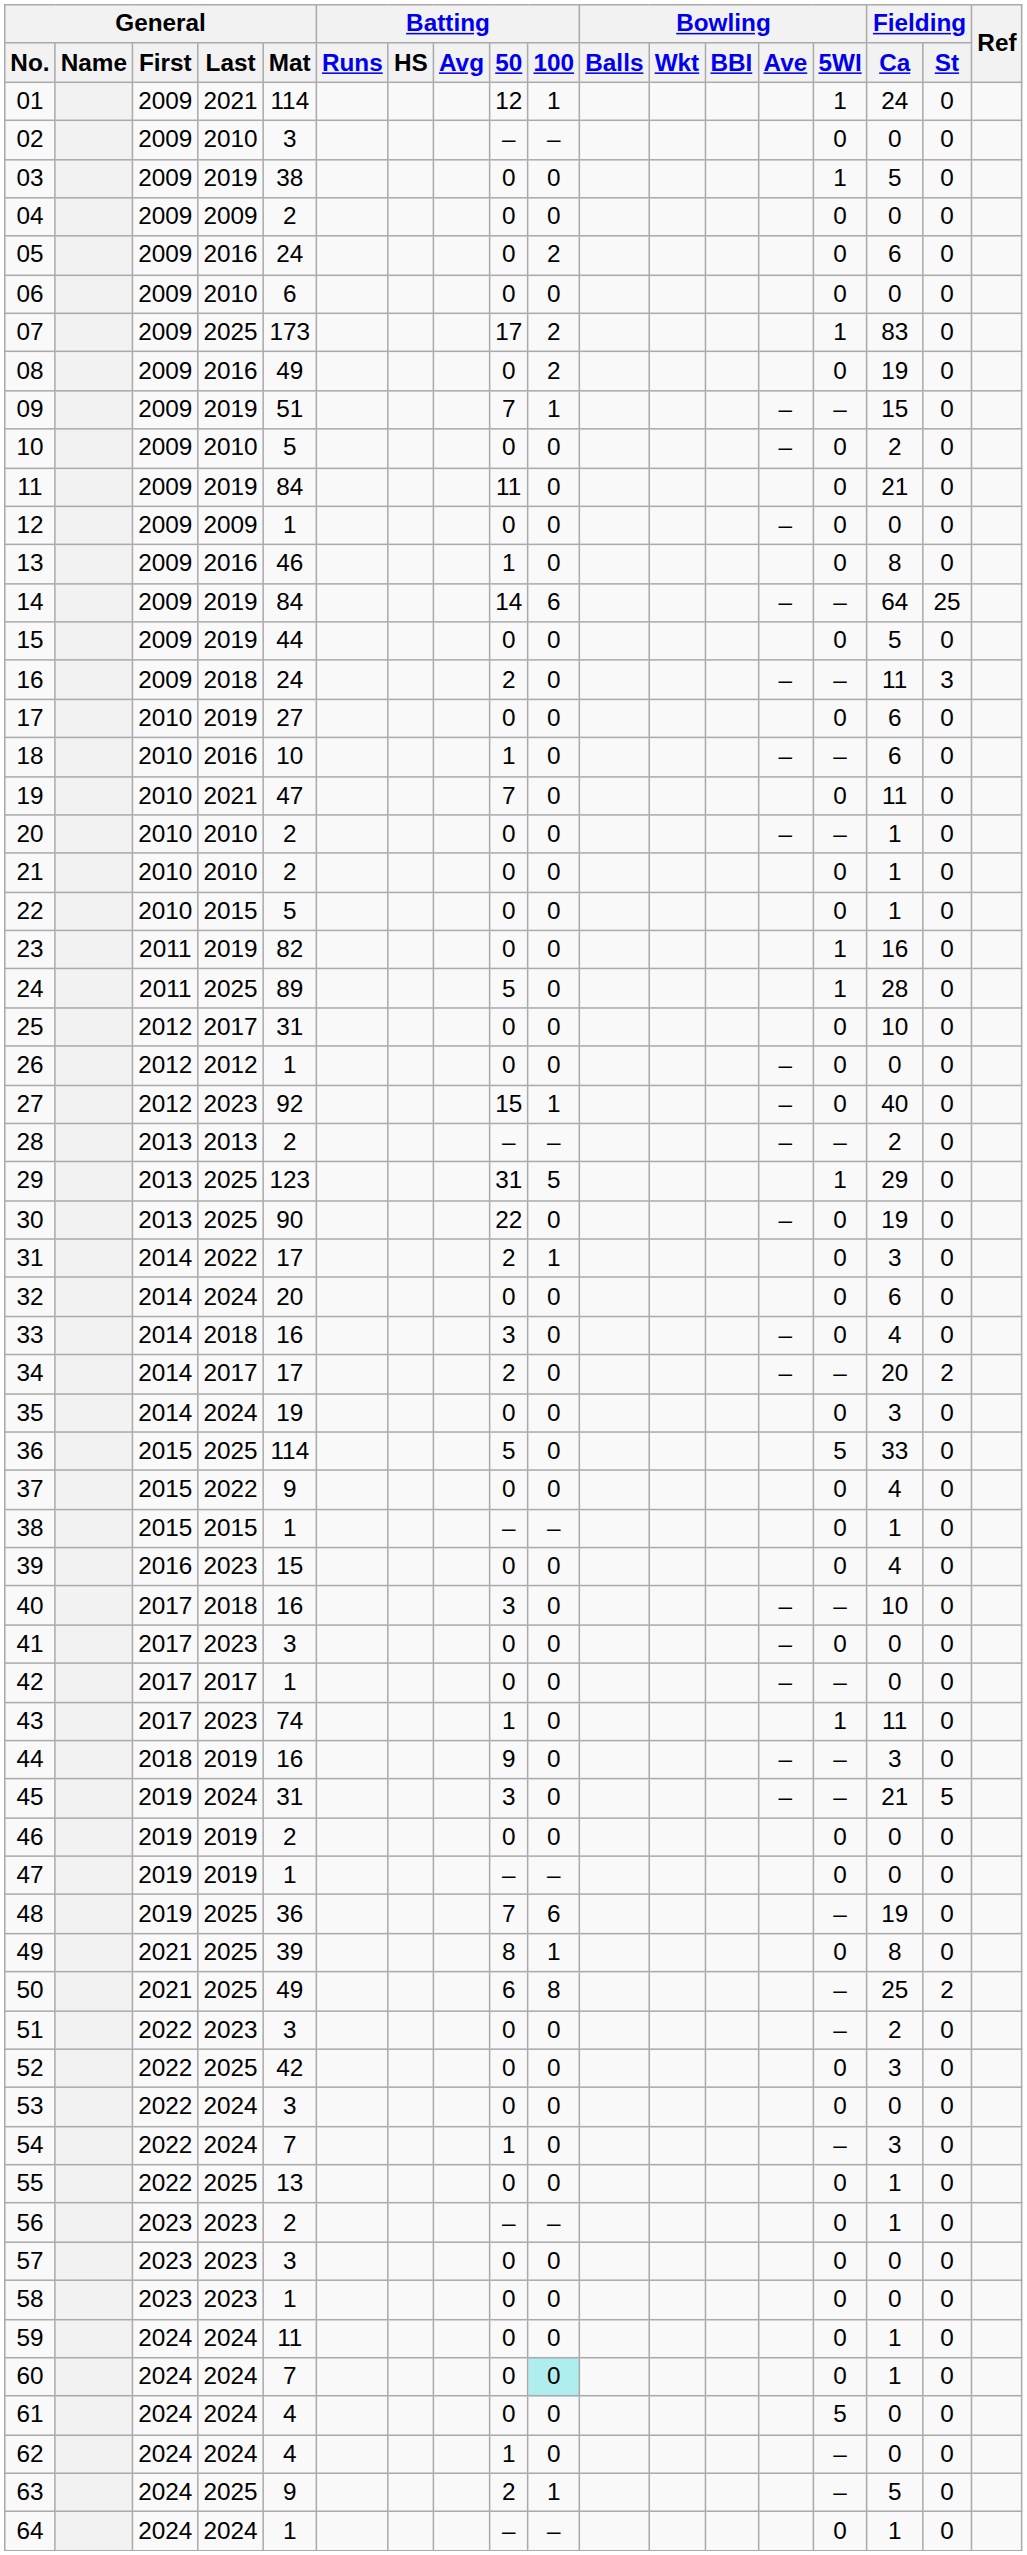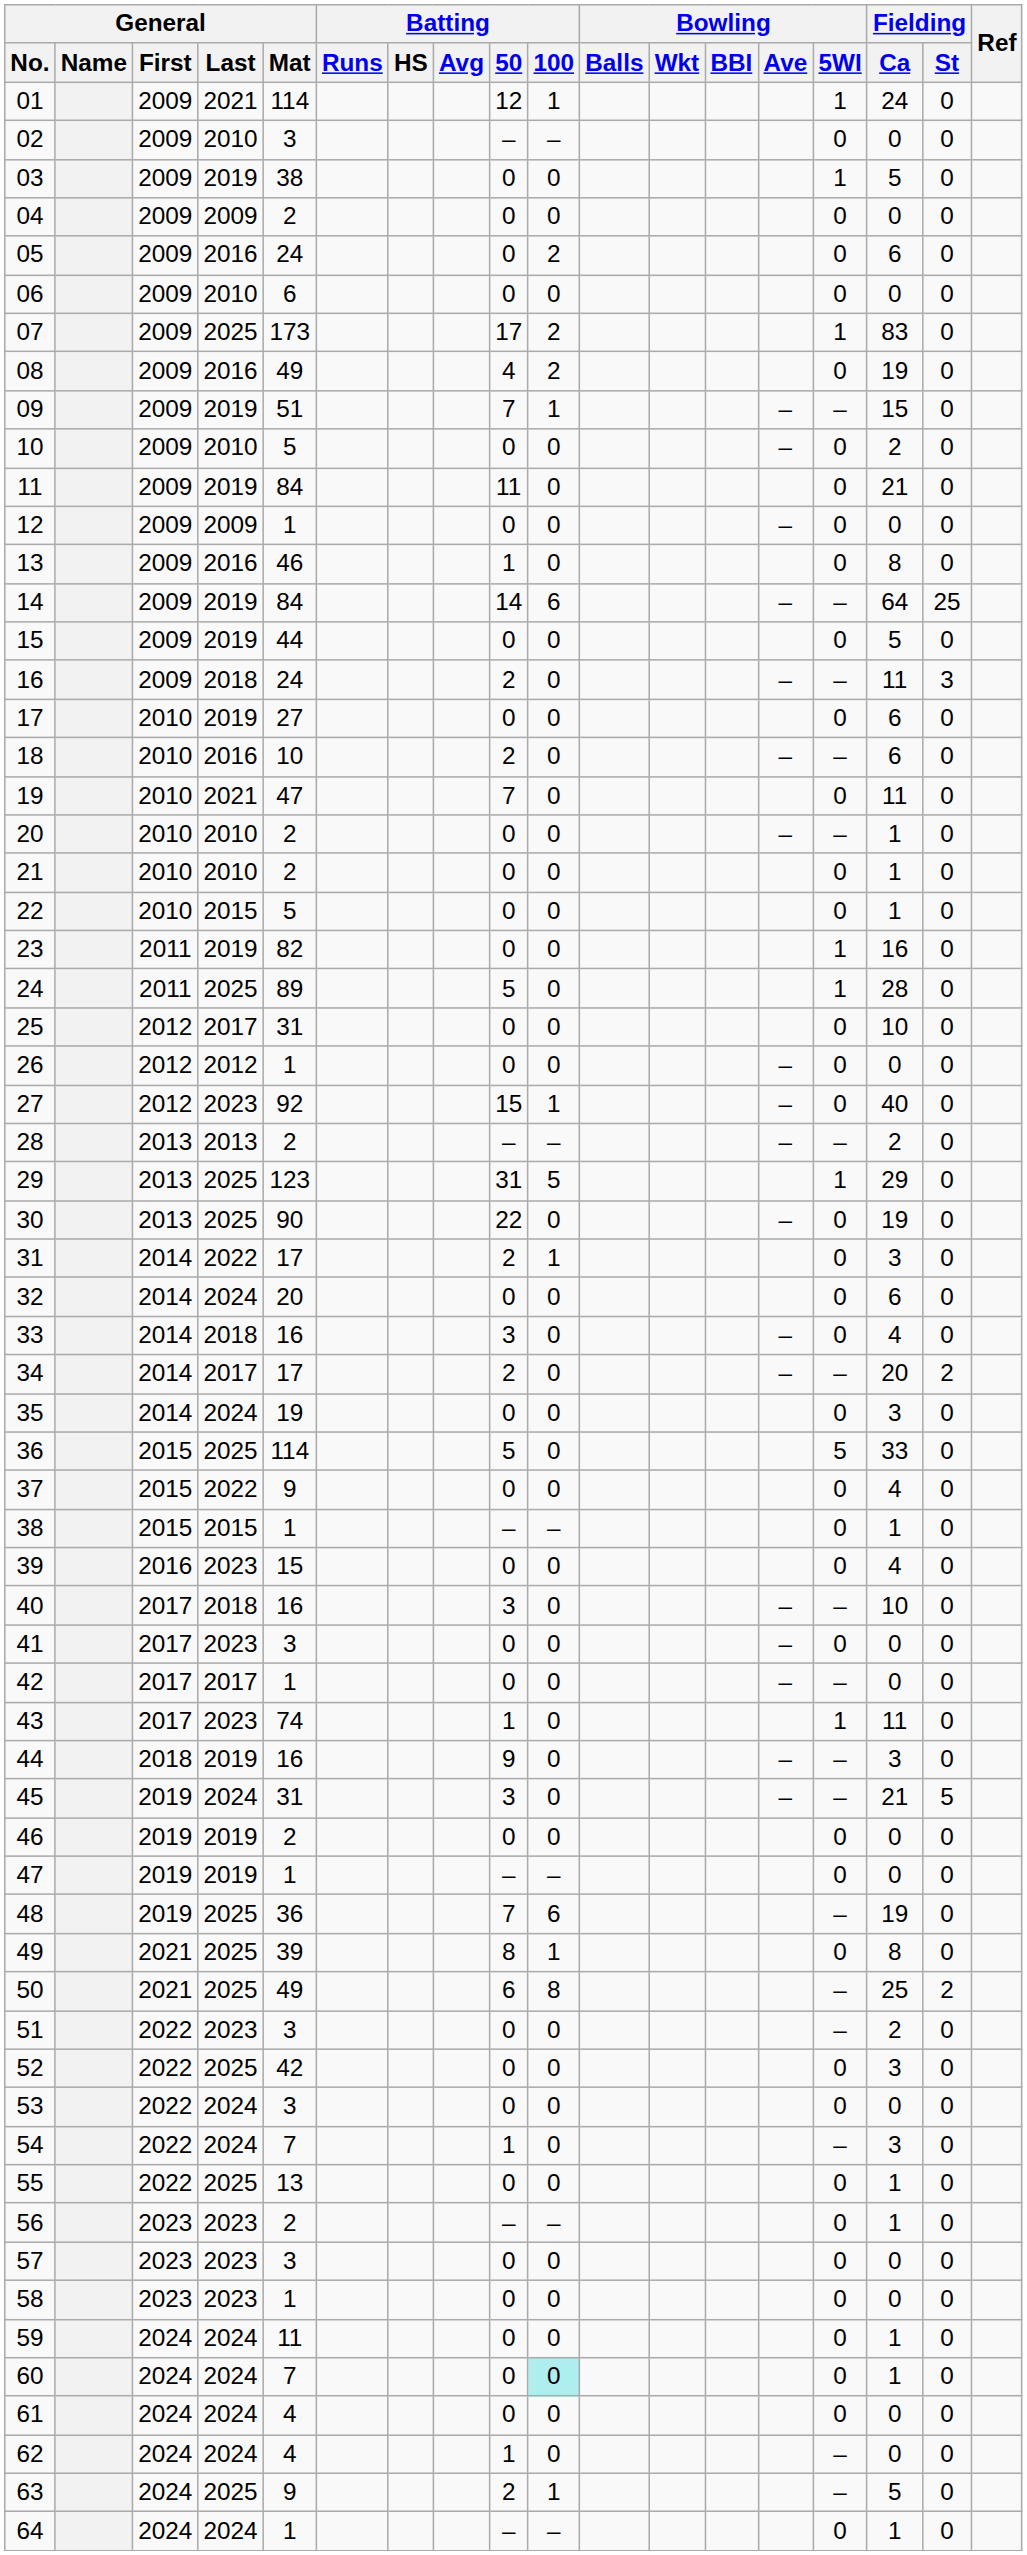(509, 370) 0 -> (509, 370) 4
(509, 756) 1 -> (509, 756) 2
(840, 2415) 5 -> (840, 2415) 0
